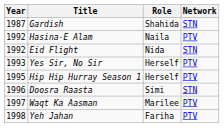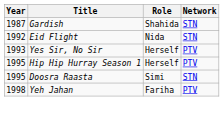- row: (61, 37)
(16, 90) 1996 -> (16, 77) 1995
- row: (63, 103)
